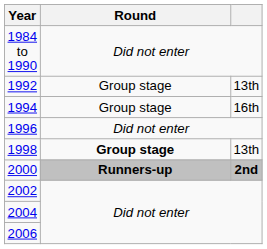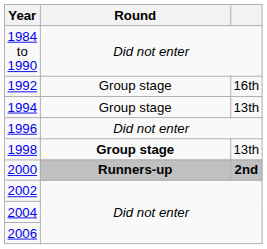(246, 87) 13th -> (246, 87) 16th
(246, 108) 16th -> (246, 108) 13th
